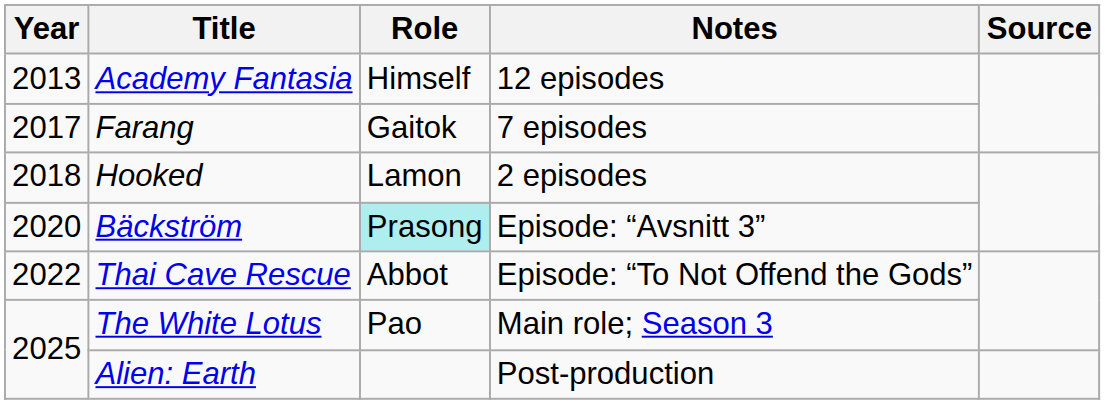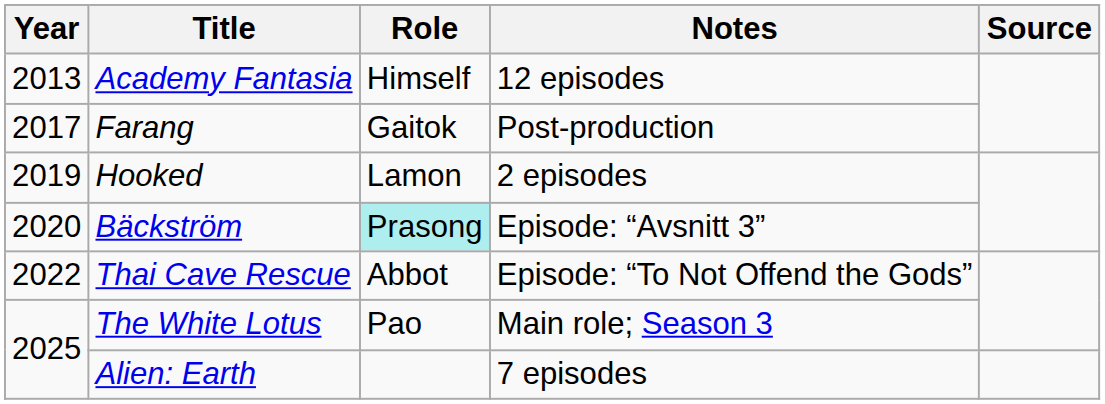(572, 127) 7 episodes -> (605, 127) Post-production
(47, 176) 2018 -> (47, 176) 2019
(605, 373) Post-production -> (572, 373) 7 episodes
